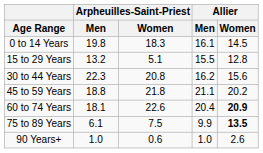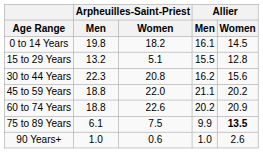(155, 44) 18.3 -> (155, 44) 18.2
(155, 92) 21.8 -> (155, 92) 22.0
(96, 108) 18.1 -> (96, 108) 18.8
(205, 108) 20.4 -> (205, 108) 20.2
(238, 108) bold -> (238, 108) normal
